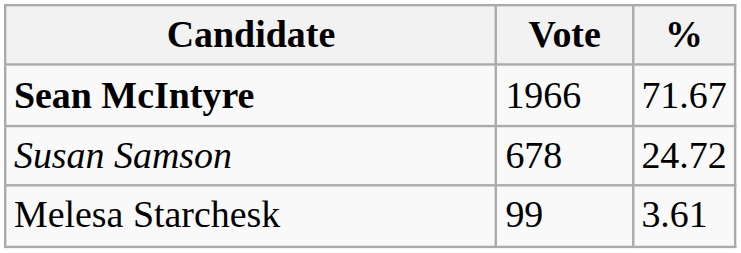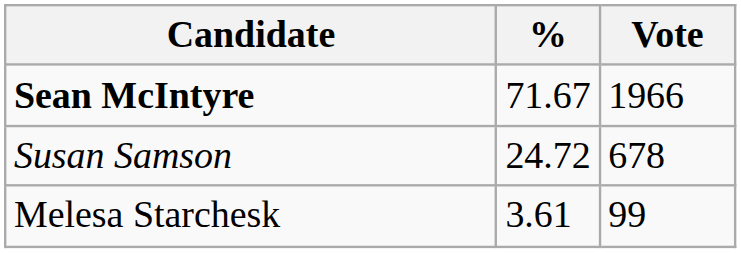columns swapped: (565, 34) <-> (684, 34)
